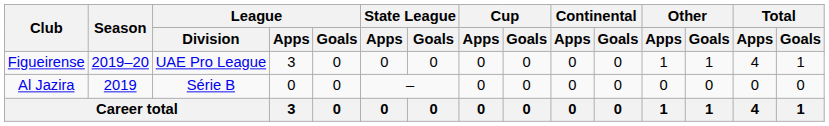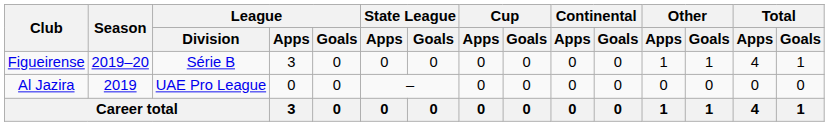(211, 62) UAE Pro League -> (211, 62) Série B
(211, 86) Série B -> (211, 86) UAE Pro League
